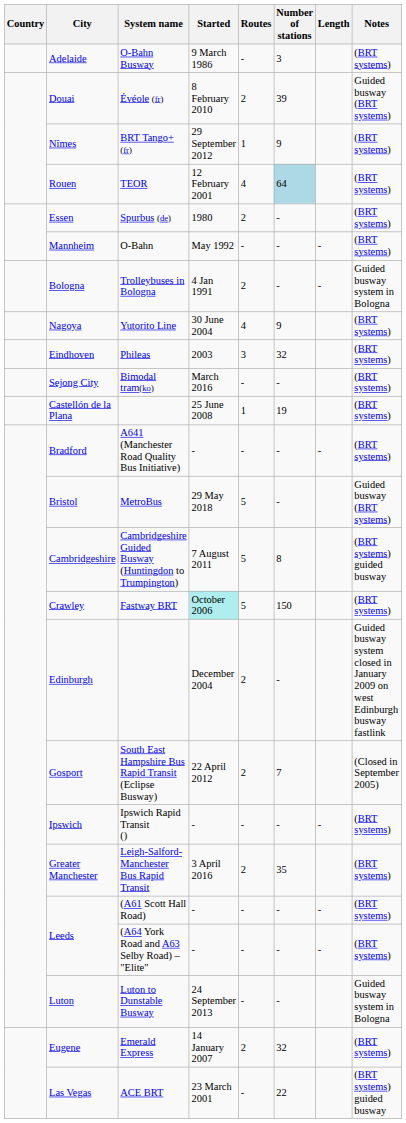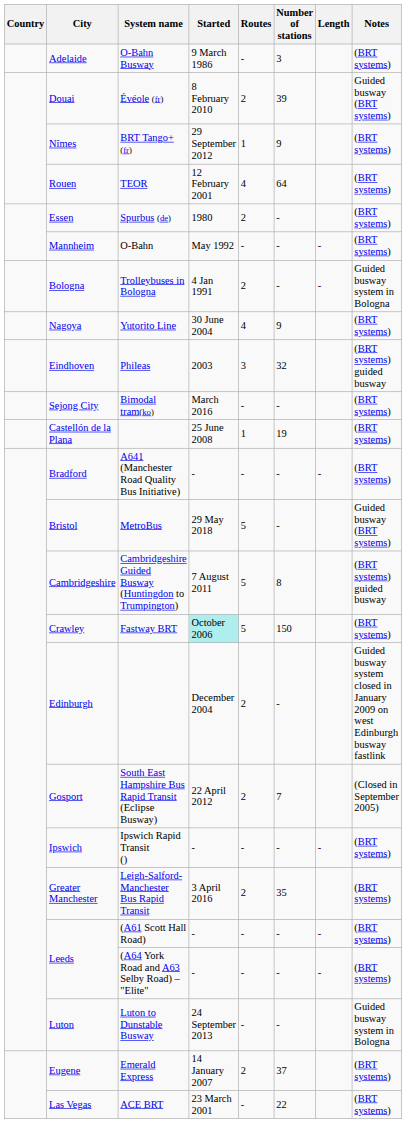(281, 184) lightblue background -> (281, 184) no background
(373, 354) (BRT systems) -> (373, 365) (BRT systems) guided busway
(281, 1047) 32 -> (281, 1070) 37
(373, 1093) (BRT systems) guided busway -> (373, 1104) (BRT systems)
